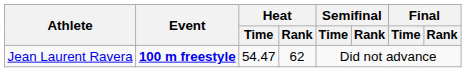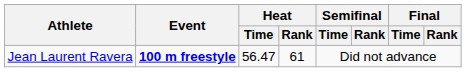(259, 57) 54.47 -> (259, 57) 56.47
(297, 57) 62 -> (297, 57) 61
